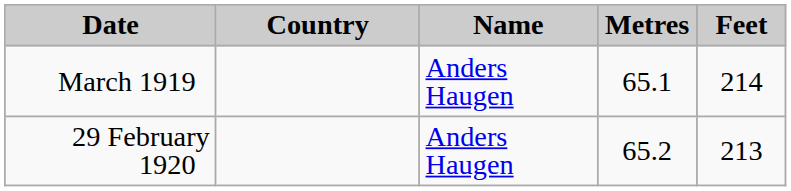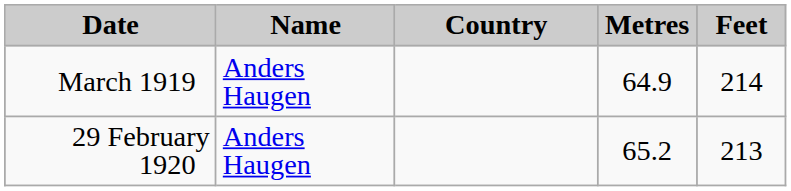columns swapped: (508, 25) <-> (318, 25)
(647, 80) 65.1 -> (647, 80) 64.9
